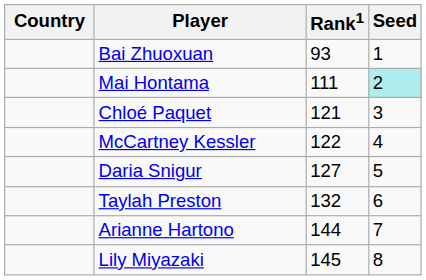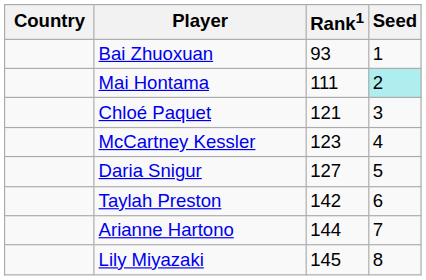(326, 141) 122 -> (326, 141) 123
(326, 200) 132 -> (326, 200) 142
